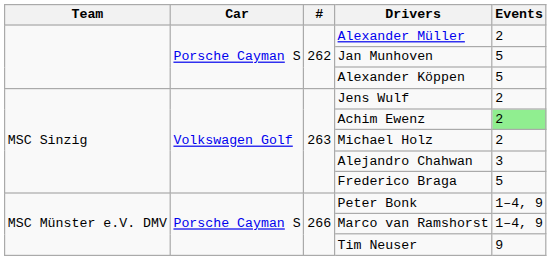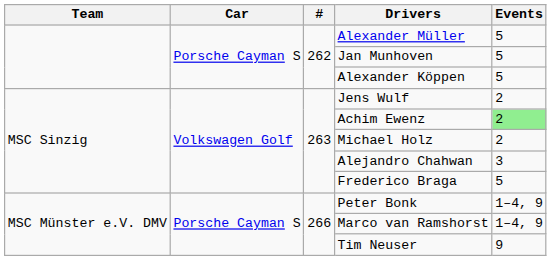(499, 36) 2 -> (499, 36) 5
